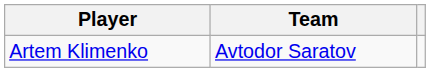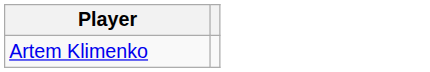- column: (313, 20)
